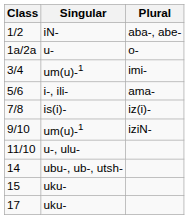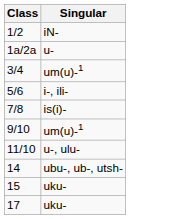- column: (155, 13)
